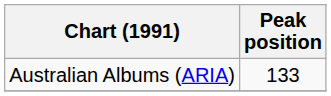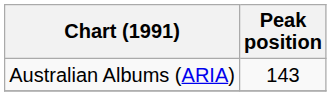(283, 74) 133 -> (283, 74) 143
